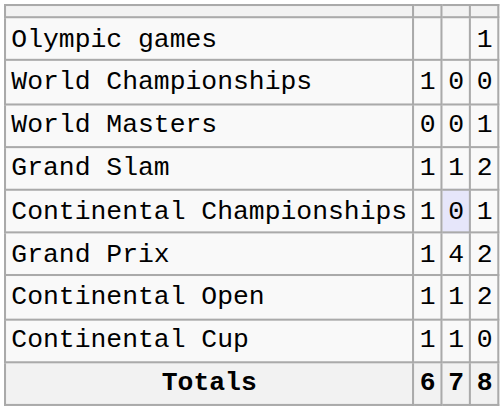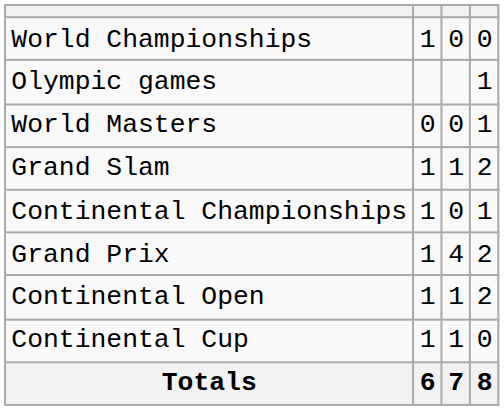rows swapped: (114, 39) <-> (162, 82)
(456, 211) lavender background -> (456, 211) no background
